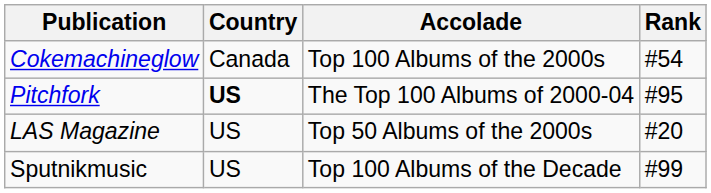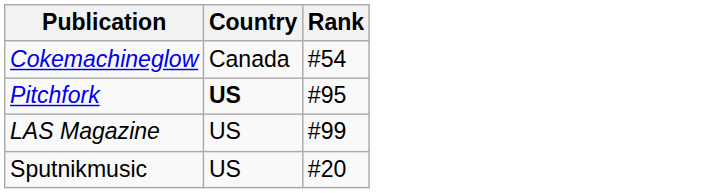- column: (471, 22)
(664, 132) #20 -> (327, 132) #99
(664, 168) #99 -> (327, 168) #20
